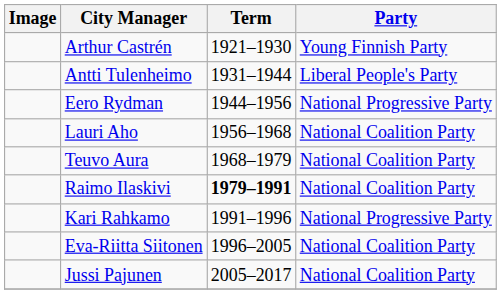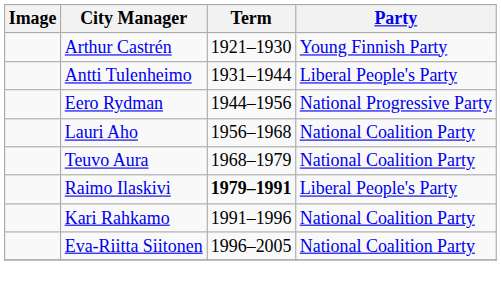(387, 189) National Coalition Party -> (378, 189) Liberal People's Party
(396, 217) National Progressive Party -> (387, 217) National Coalition Party
- row: (113, 274)
